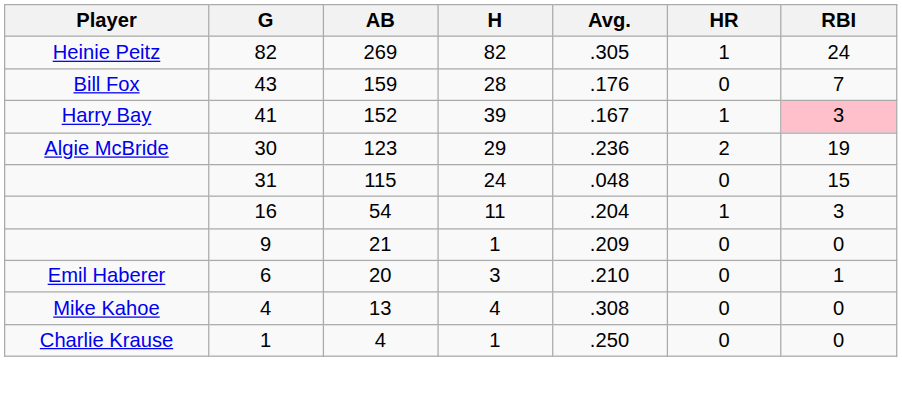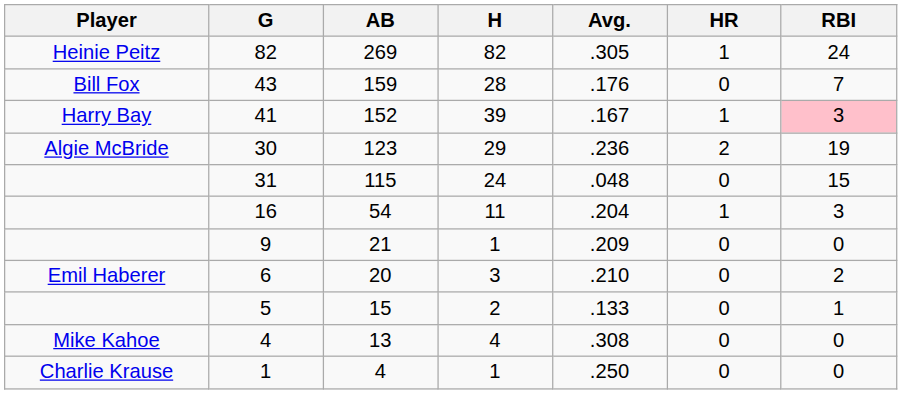(839, 276) 1 -> (839, 276) 2
+ row: (266, 308)
